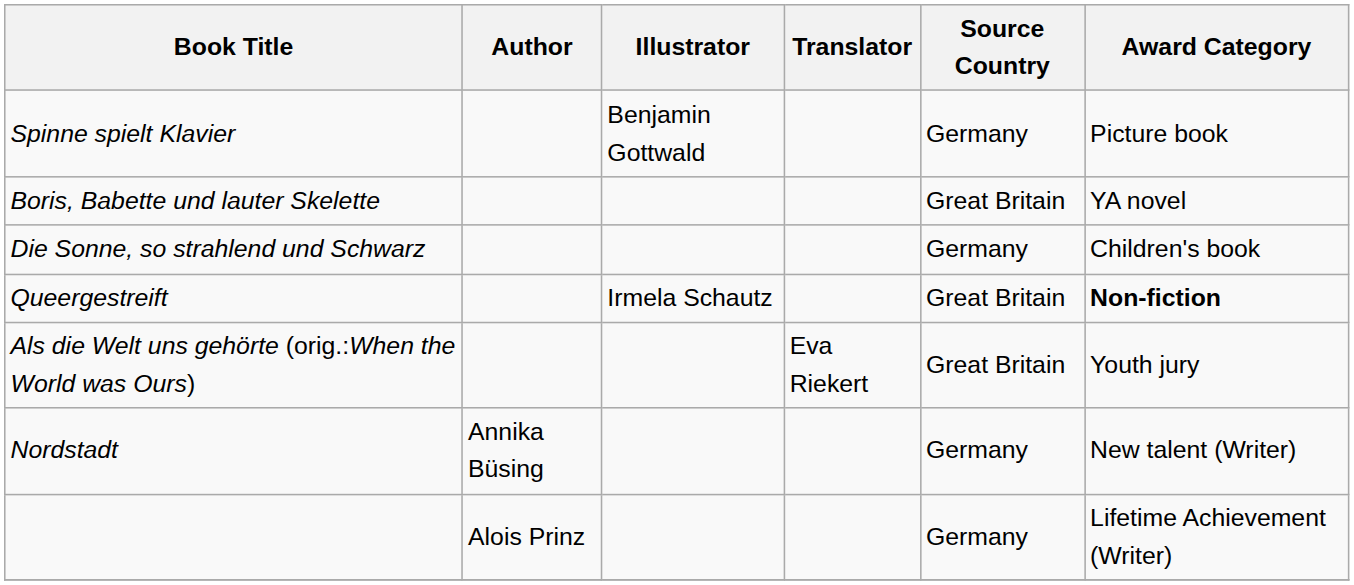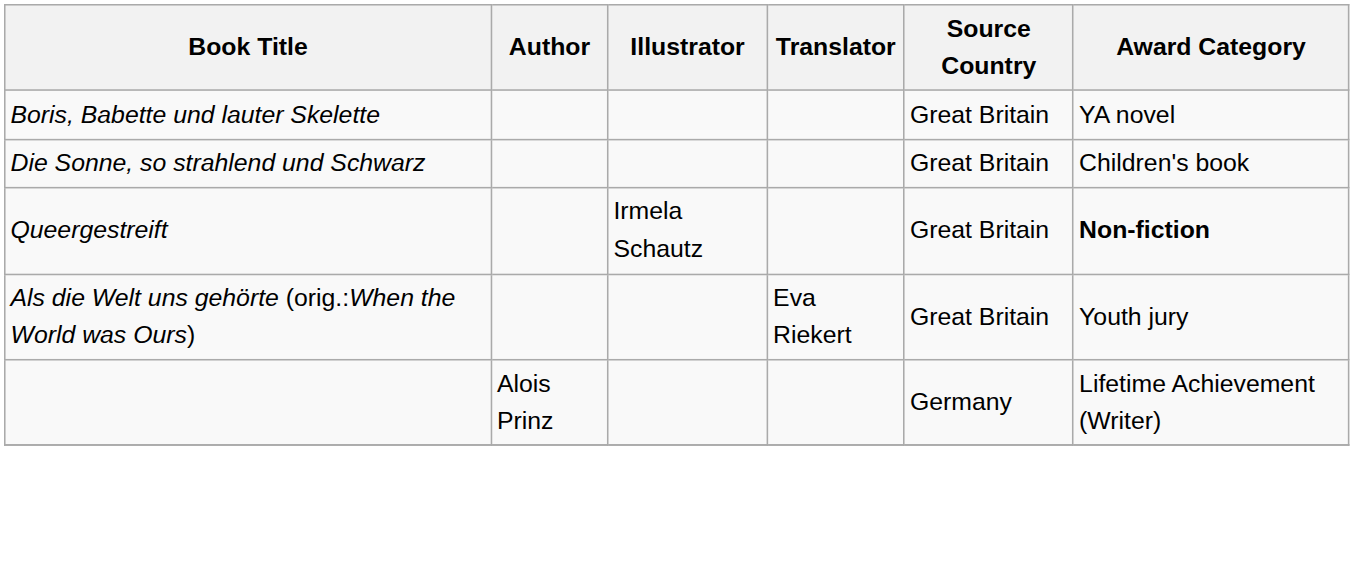- row: (123, 133)
(977, 249) Germany -> (980, 163) Great Britain
- row: (64, 450)
